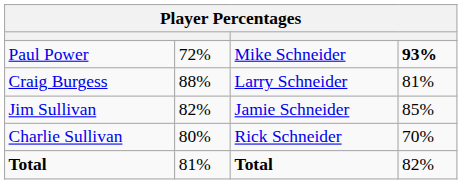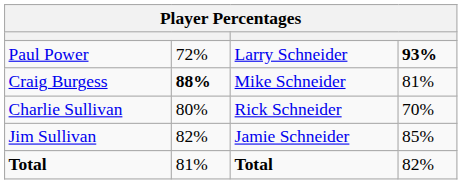(290, 54) Mike Schneider -> (291, 54) Larry Schneider
(195, 81) normal -> (193, 81) bold
(291, 81) Larry Schneider -> (290, 81) Mike Schneider
rows swapped: (65, 137) <-> (52, 109)
